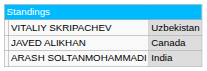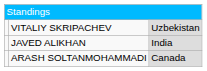(168, 43) Canada -> (162, 43) India
(162, 58) India -> (168, 58) Canada
